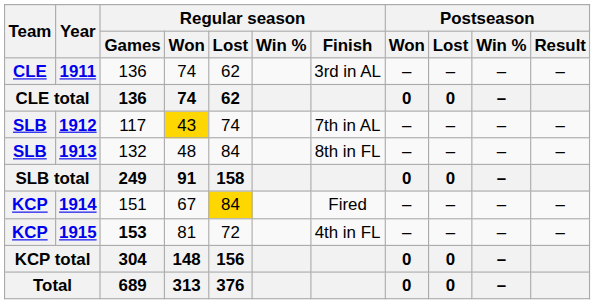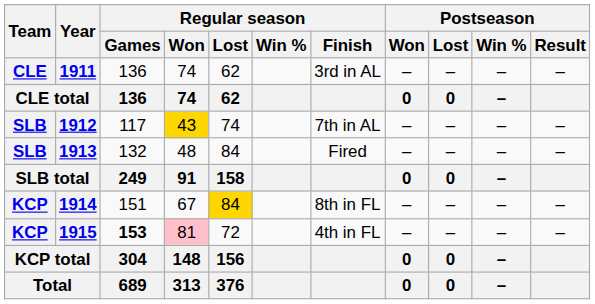(348, 152) 8th in FL -> (348, 152) Fired
(348, 205) Fired -> (348, 205) 8th in FL
(187, 232) no background -> (187, 232) pink background
